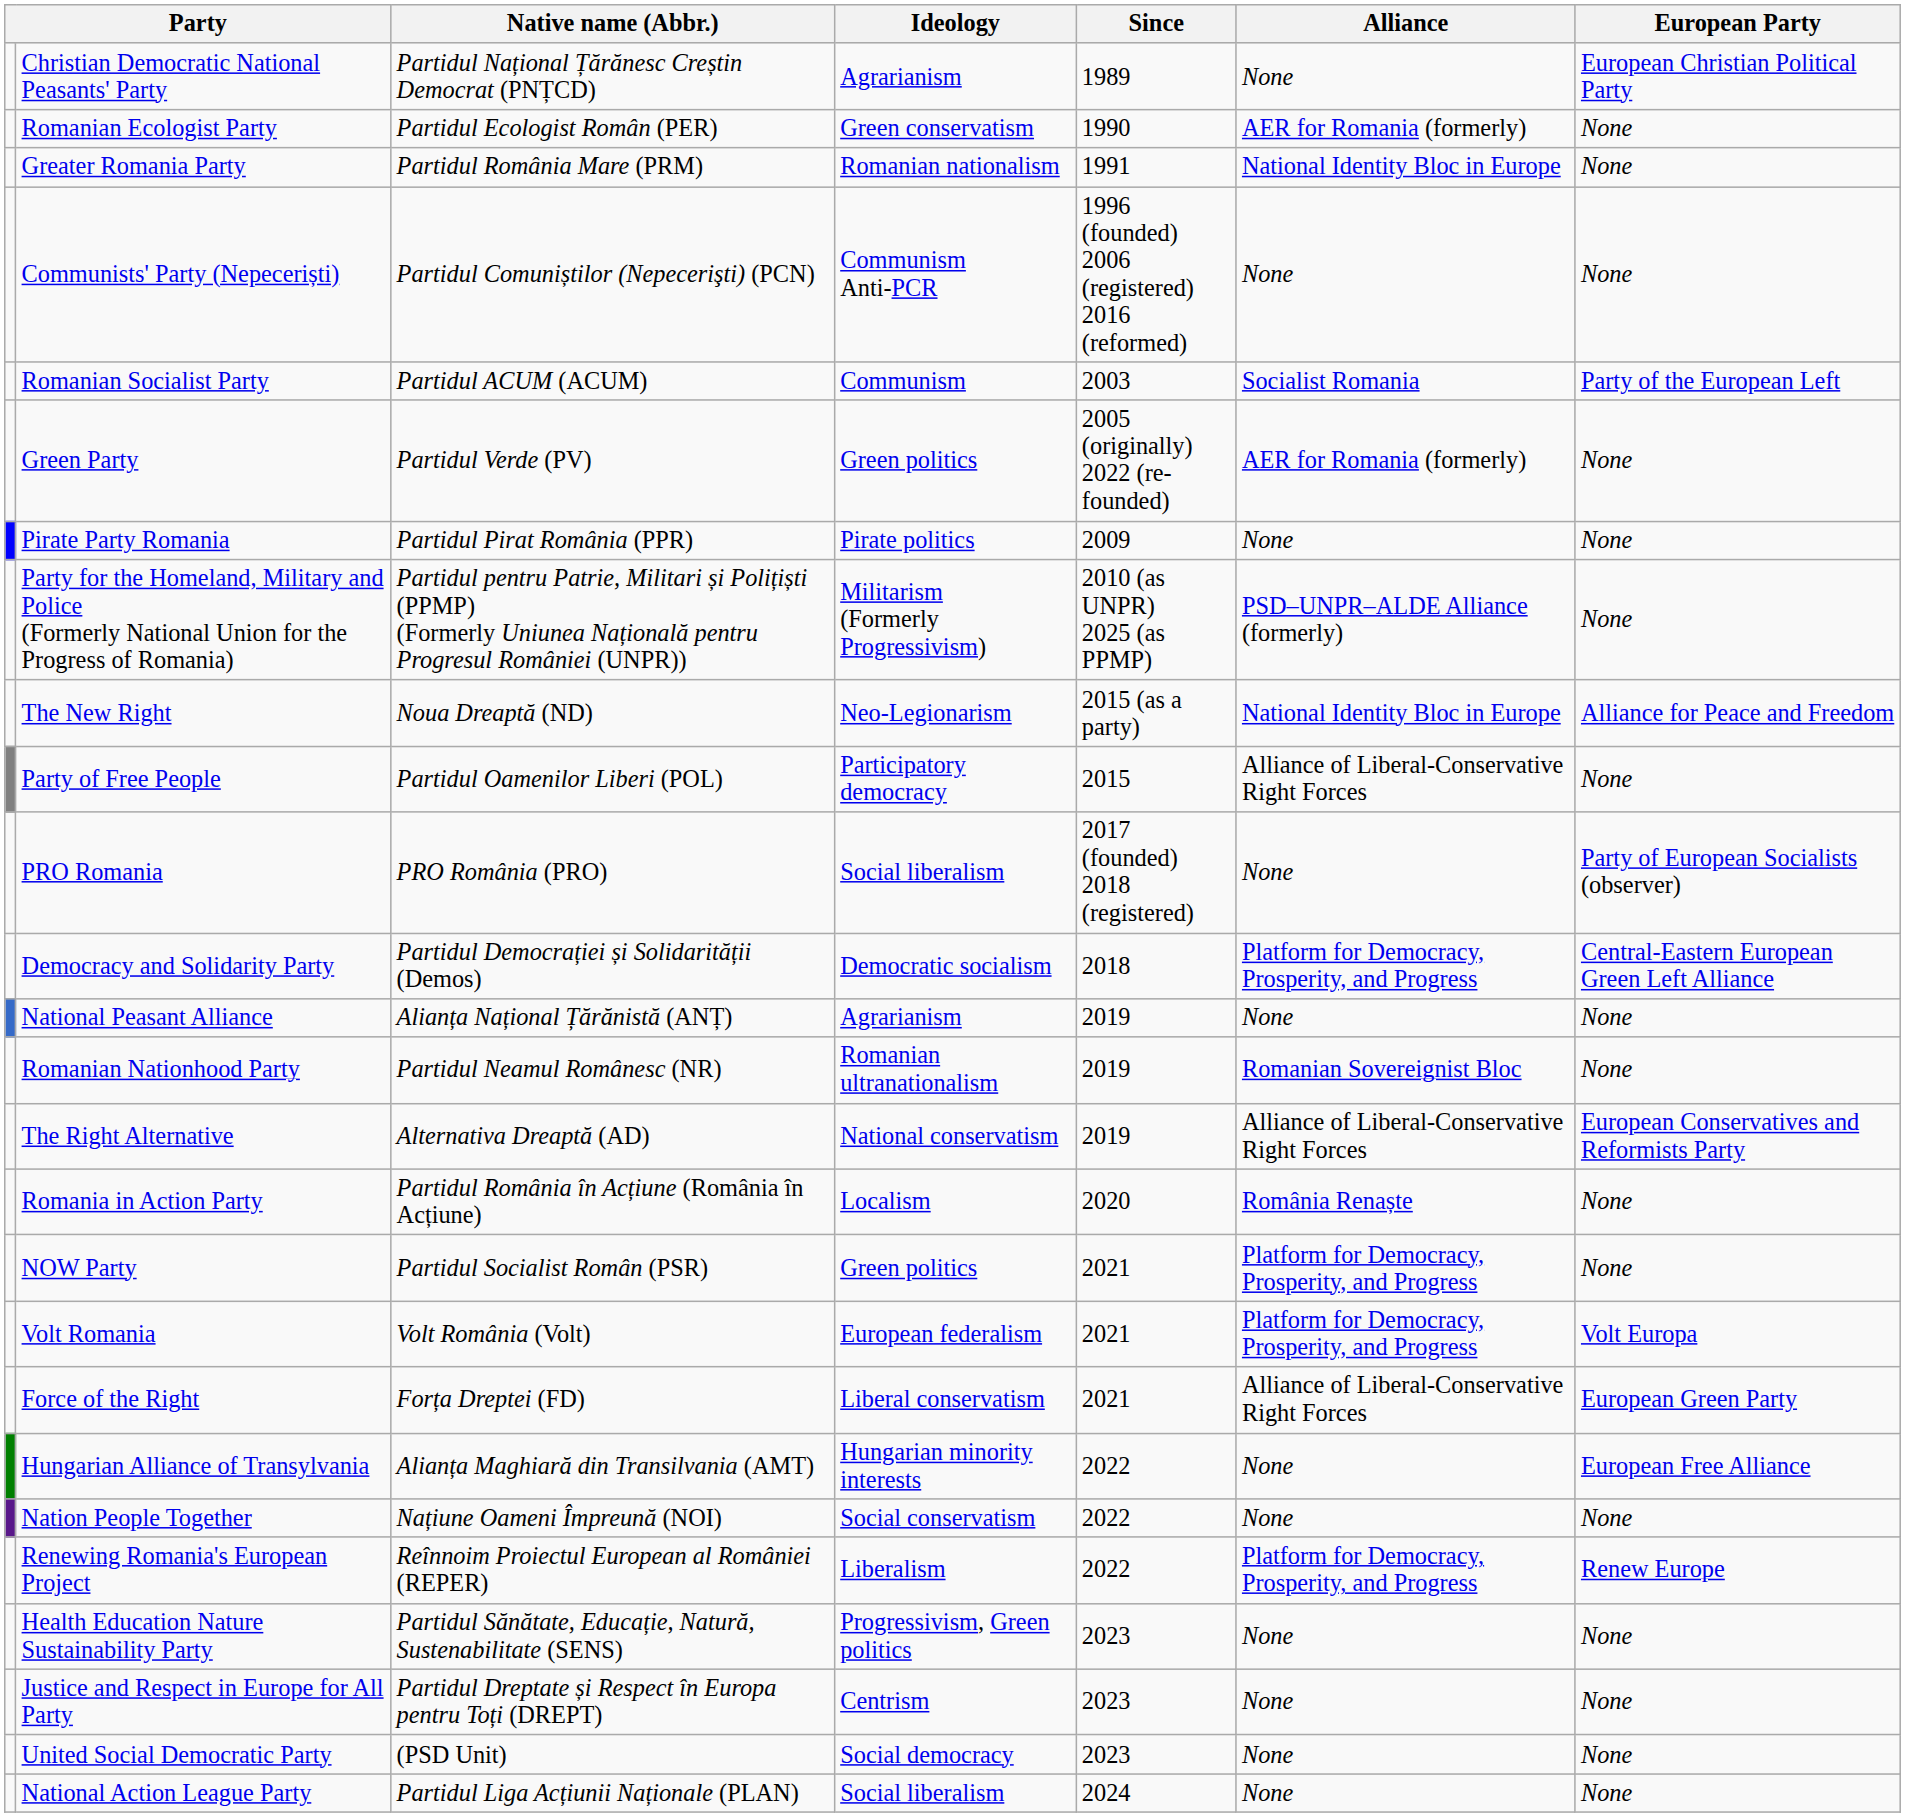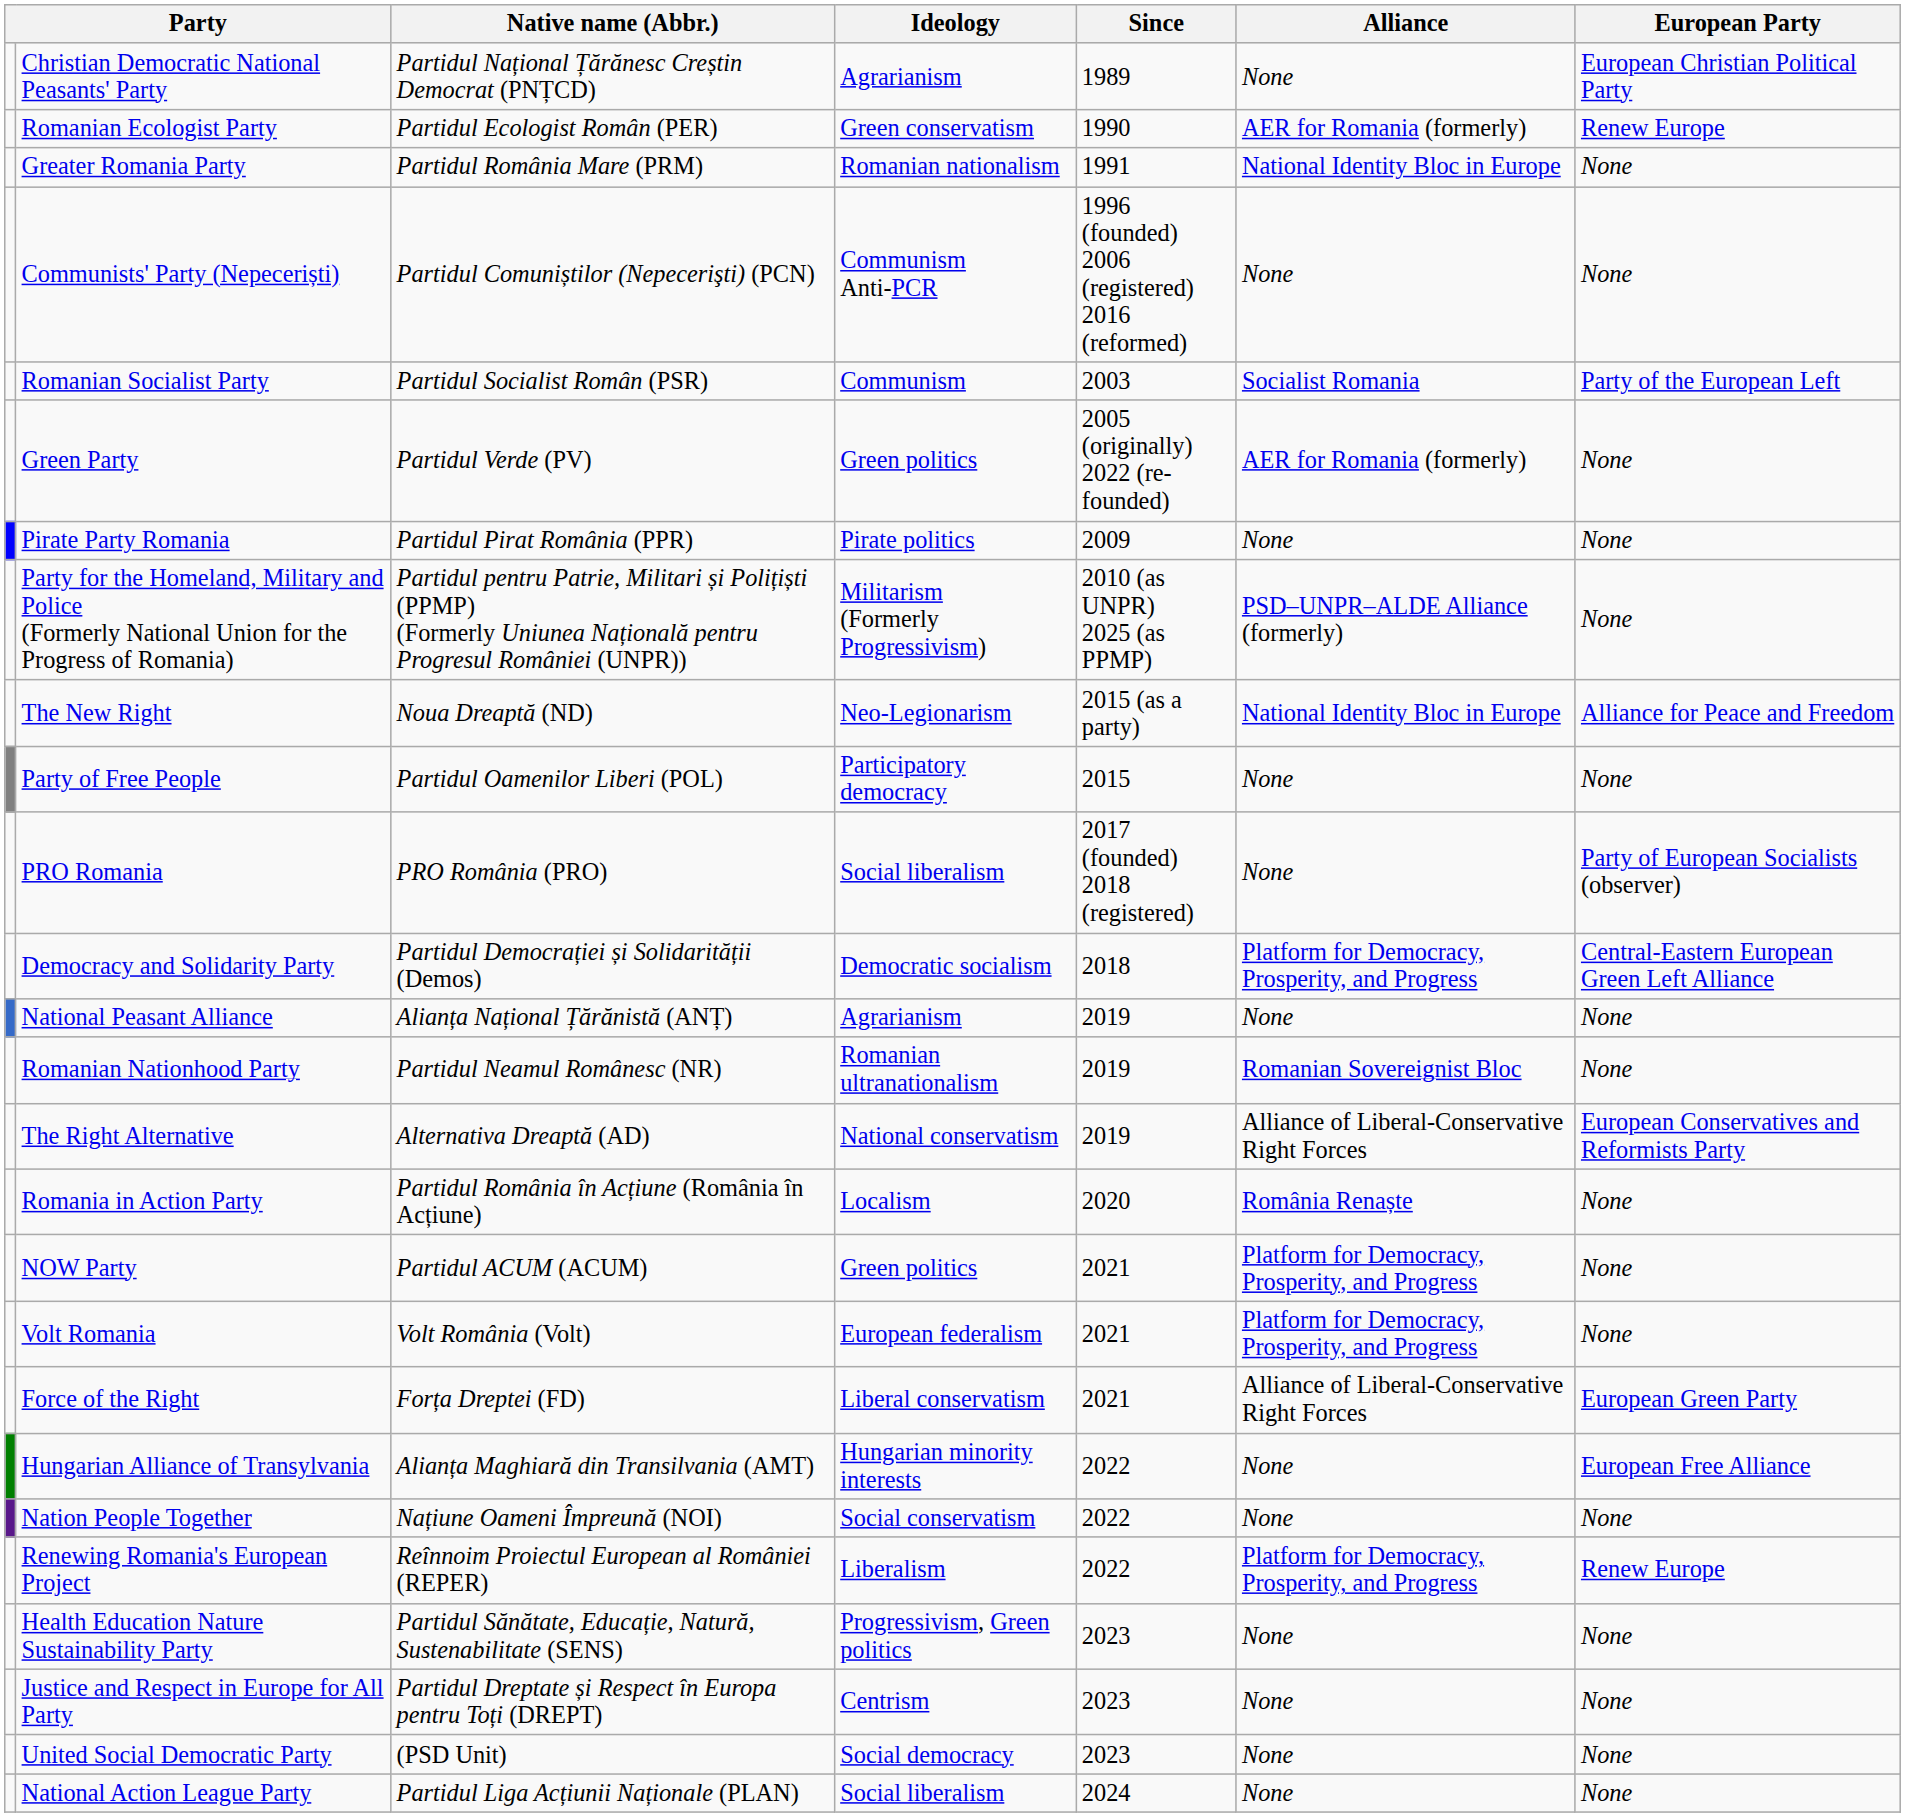(1607, 128) None -> (1653, 128) Renew Europe
(522, 380) Partidul ACUM (ACUM) -> (552, 380) Partidul Socialist Român (PSR)
(1403, 778) Alliance of Liberal-Conservative Right Forces -> (1268, 778) None
(552, 1267) Partidul Socialist Român (PSR) -> (522, 1267) Partidul ACUM (ACUM)
(1639, 1333) Volt Europa -> (1607, 1333) None
